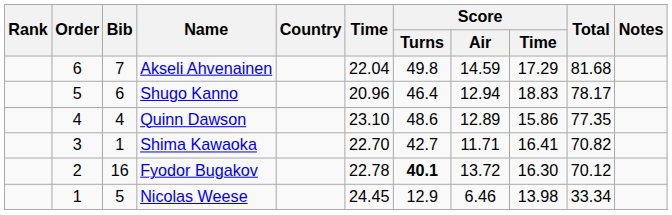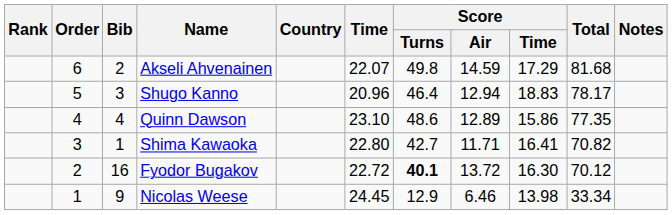(120, 68) 7 -> (120, 68) 2
(369, 68) 22.04 -> (369, 68) 22.07
(120, 94) 6 -> (120, 94) 3
(369, 145) 22.70 -> (369, 145) 22.80
(369, 171) 22.78 -> (369, 171) 22.72
(120, 196) 5 -> (120, 196) 9
